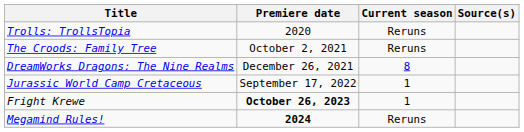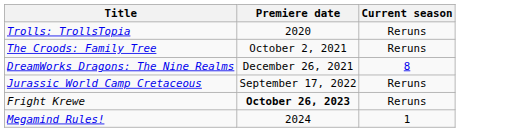- column: (487, 13)
(407, 84) 1 -> (407, 84) Reruns
(407, 101) 1 -> (407, 101) Reruns
(298, 119) bold -> (298, 119) normal
(407, 119) Reruns -> (407, 119) 1
